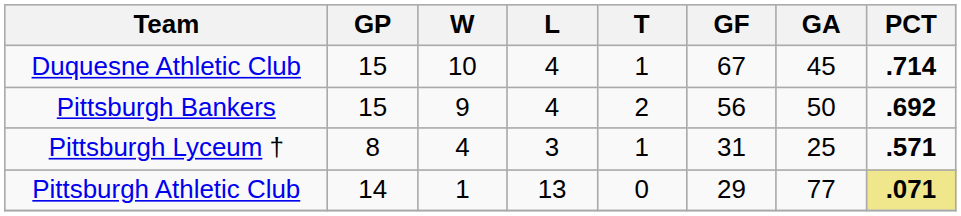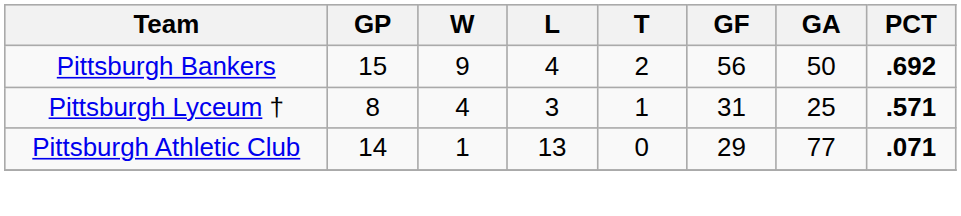- row: (166, 66)
(911, 189) khaki background -> (911, 148) no background
